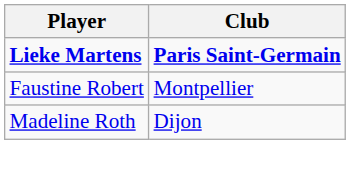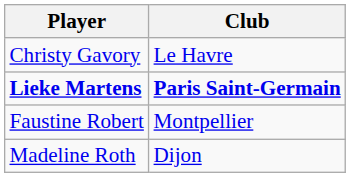+ row: (75, 54)
